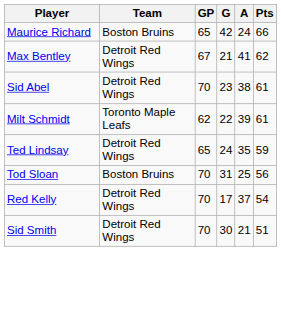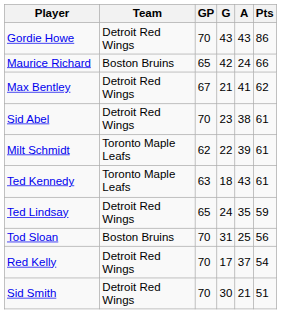+ row: (41, 38)
+ row: (41, 181)
